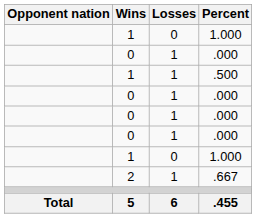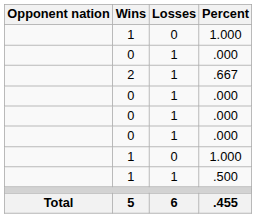rows swapped: (131, 177) <-> (131, 75)
